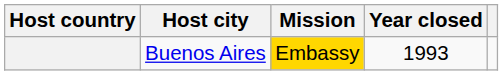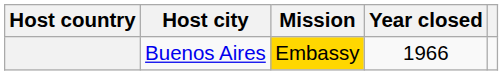(426, 53) 1993 -> (426, 53) 1966
